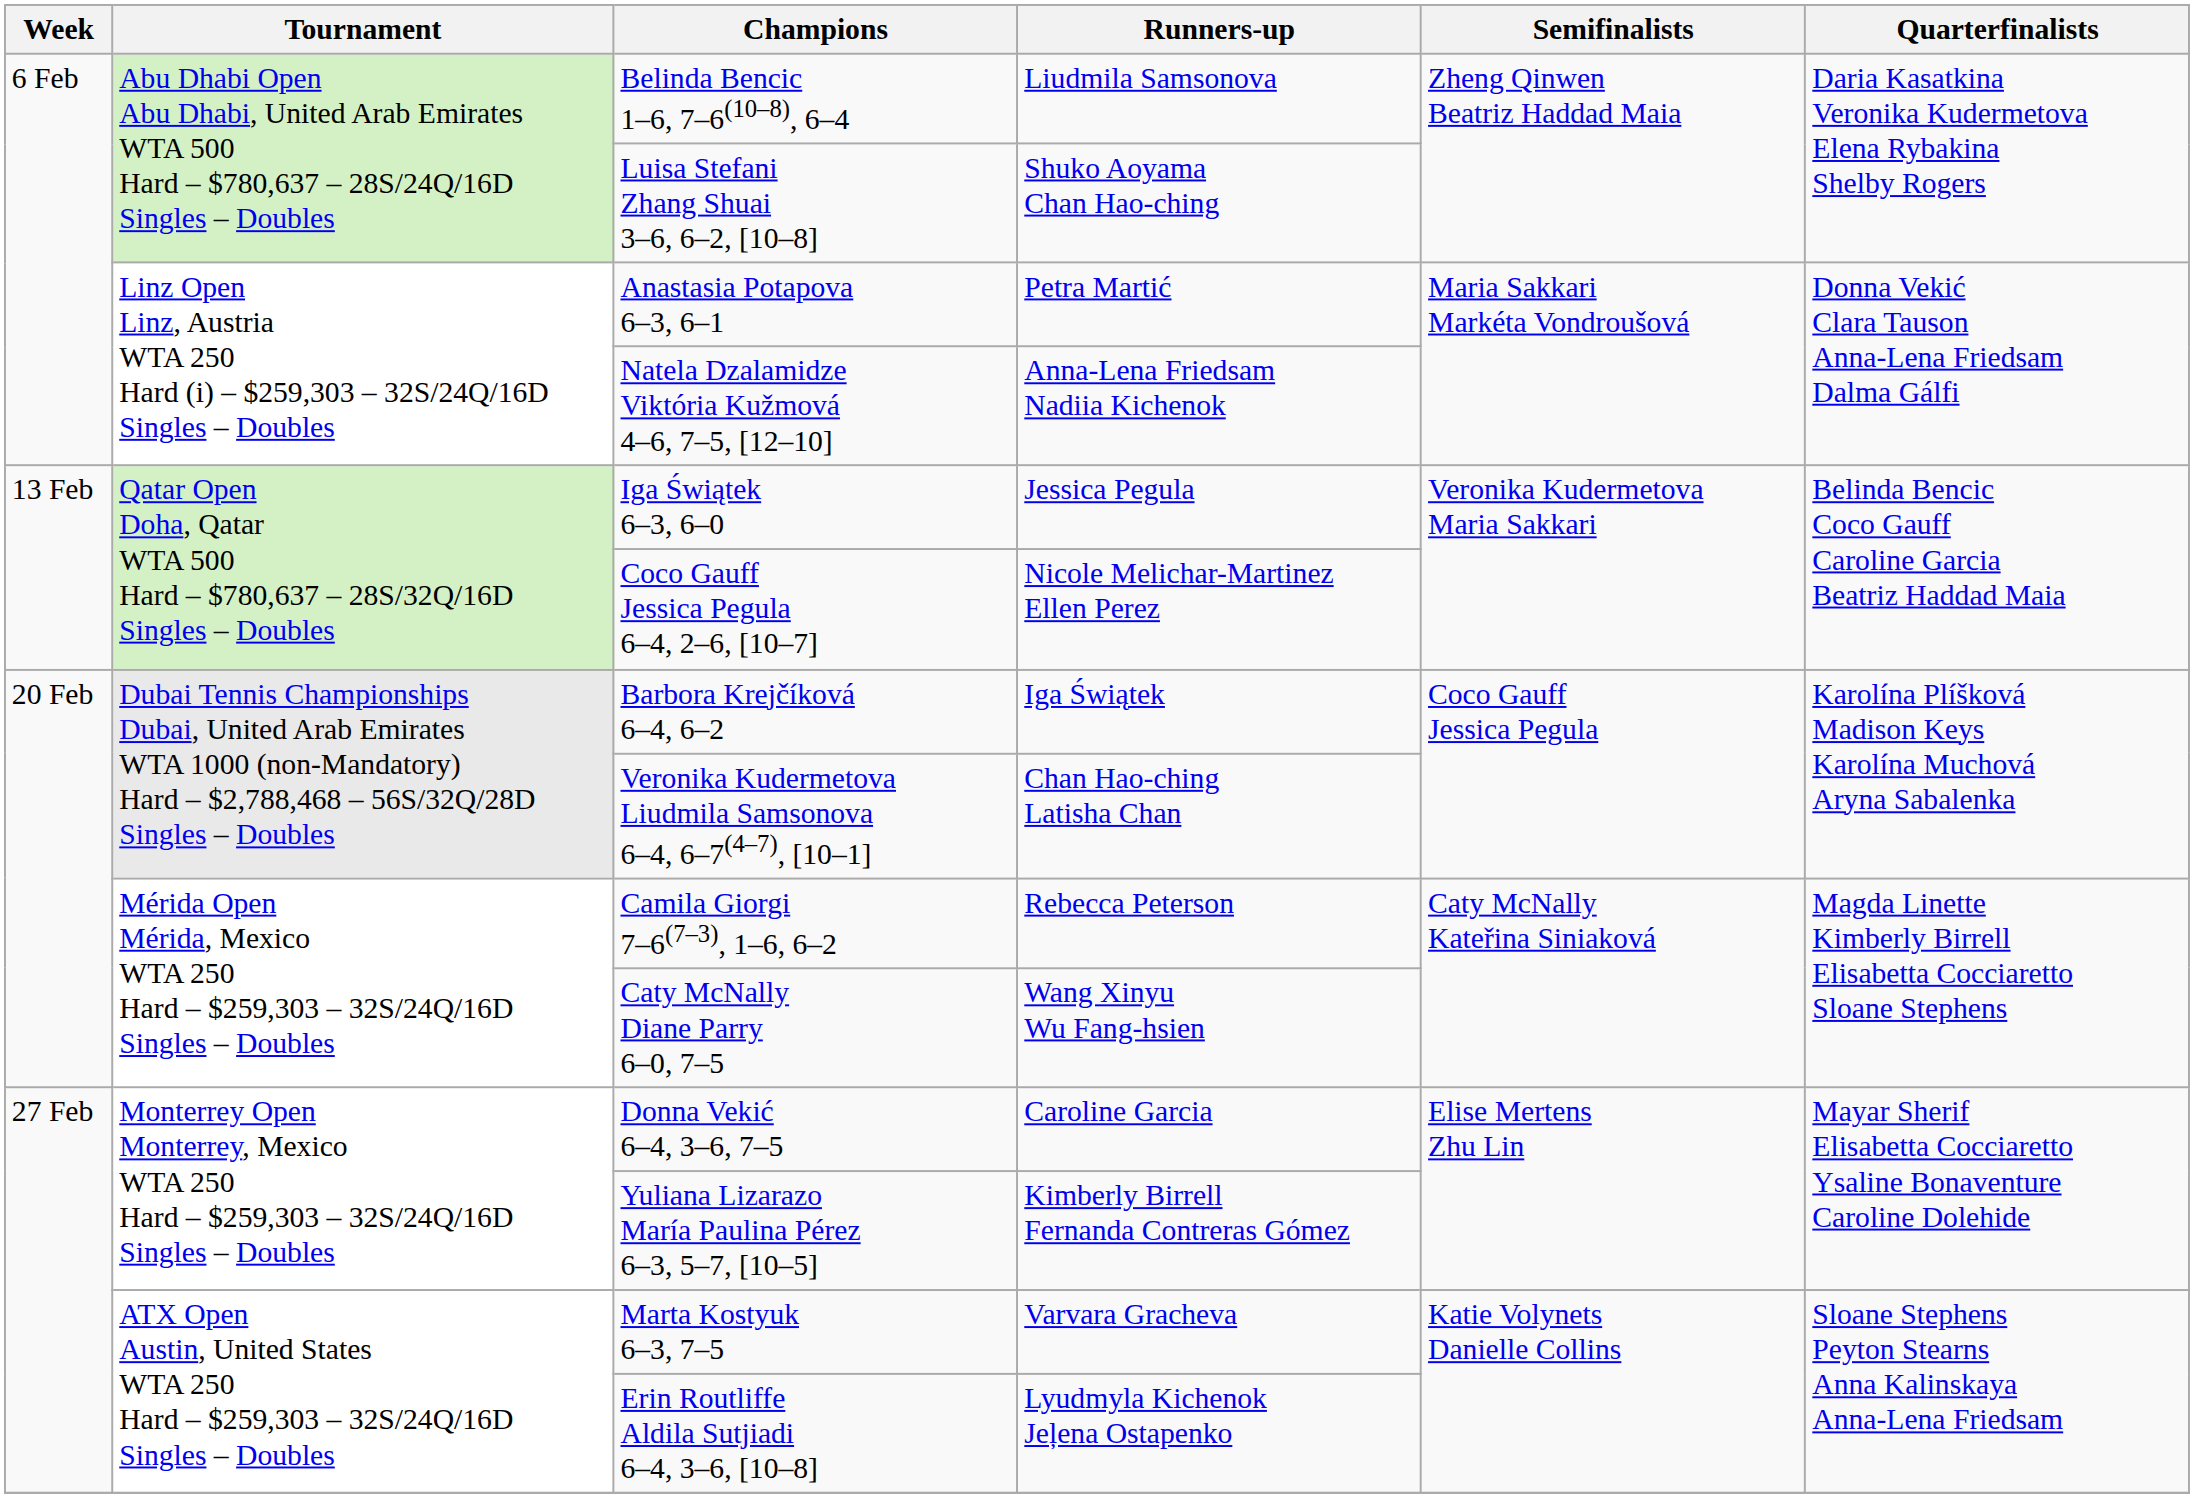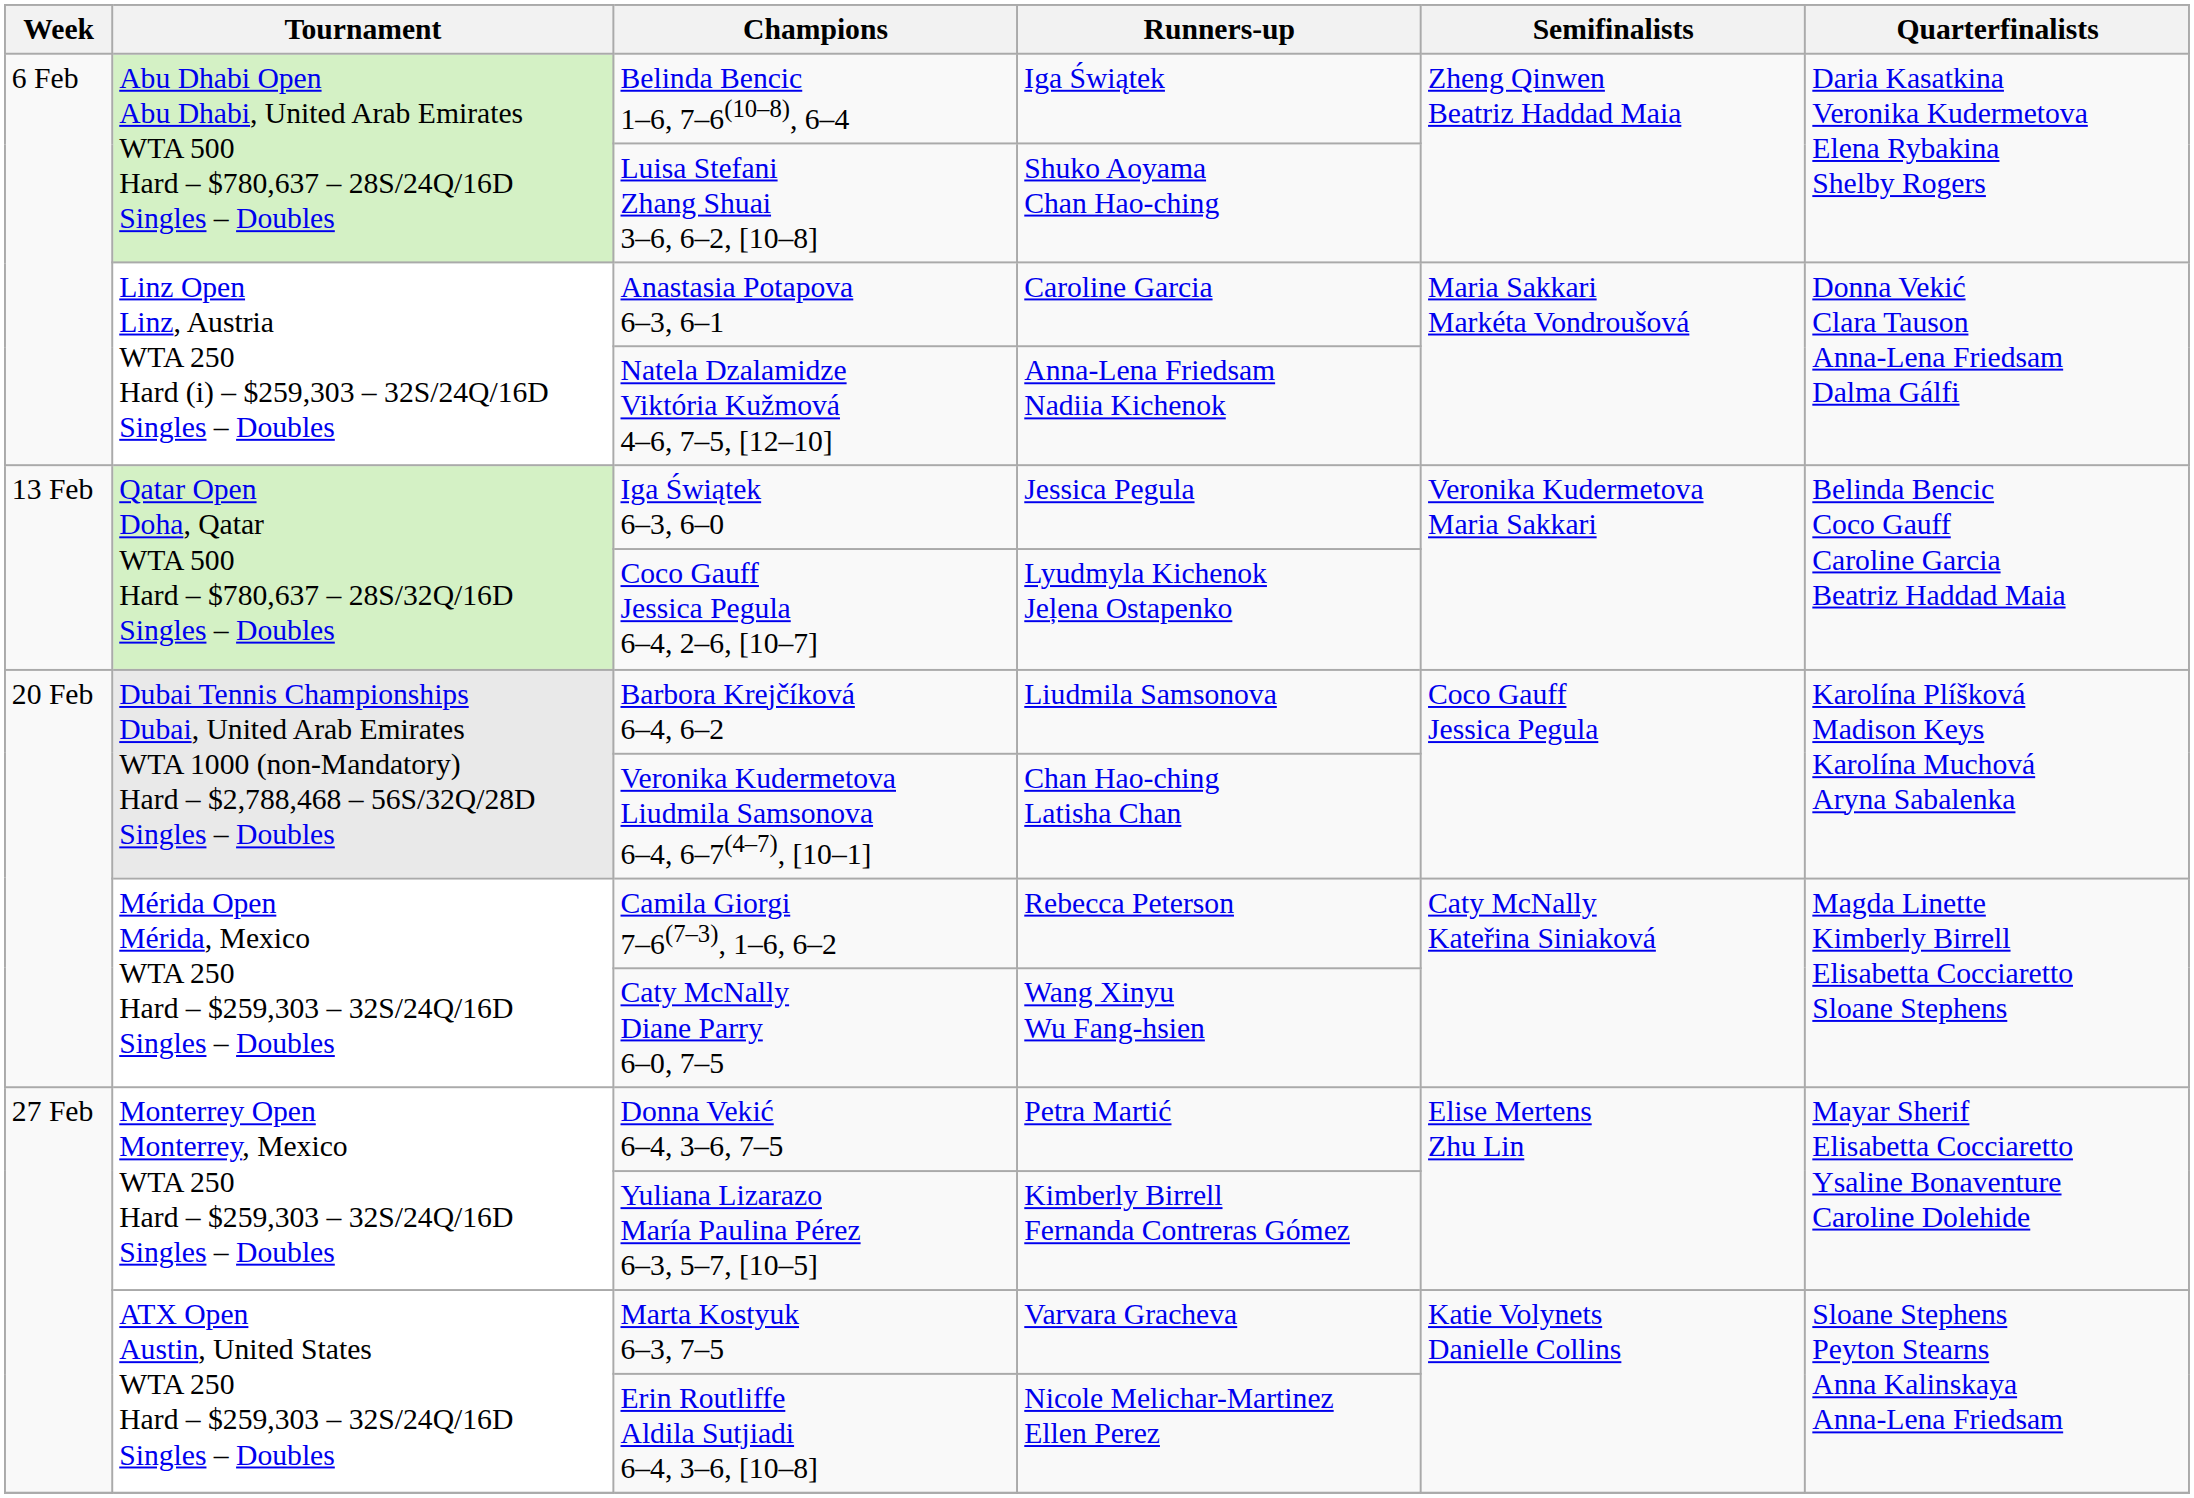(1151, 77) Liudmila Samsonova -> (1095, 77) Iga Świątek
(1098, 287) Petra Martić -> (1118, 287) Caroline Garcia
(1179, 591) Nicole Melichar-Martinez Ellen Perez -> (1146, 591) Lyudmyla Kichenok Jeļena Ostapenko
(1095, 693) Iga Świątek -> (1151, 693) Liudmila Samsonova
(1118, 1111) Caroline Garcia -> (1098, 1111) Petra Martić
(1146, 1415) Lyudmyla Kichenok Jeļena Ostapenko -> (1179, 1415) Nicole Melichar-Martinez Ellen Perez
